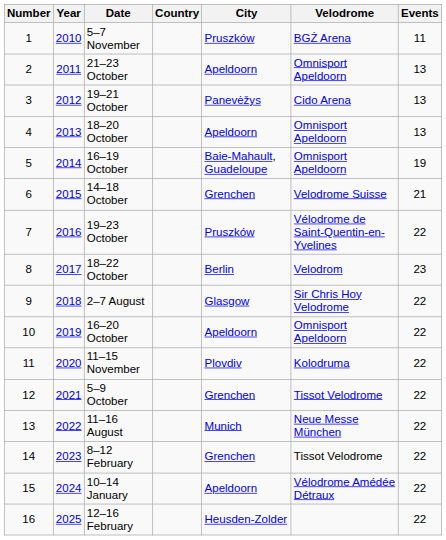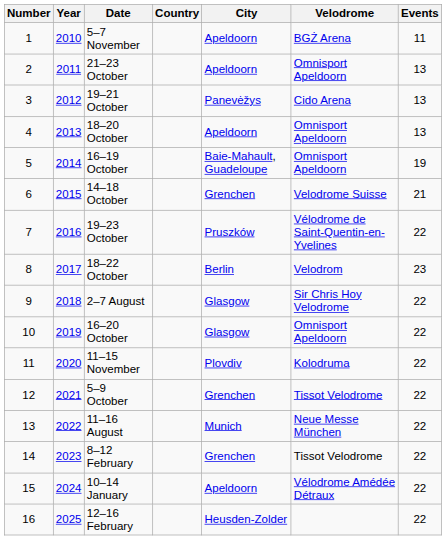(230, 38) Pruszków -> (231, 38) Apeldoorn
(231, 332) Apeldoorn -> (227, 332) Glasgow
